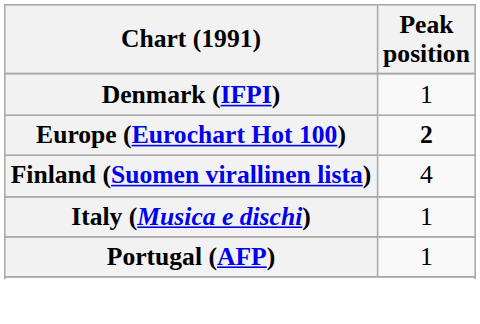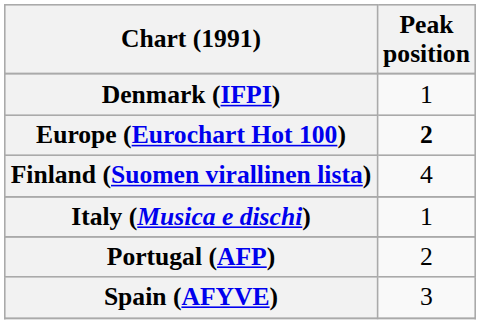(426, 256) 1 -> (426, 256) 2
+ row: (191, 297)
